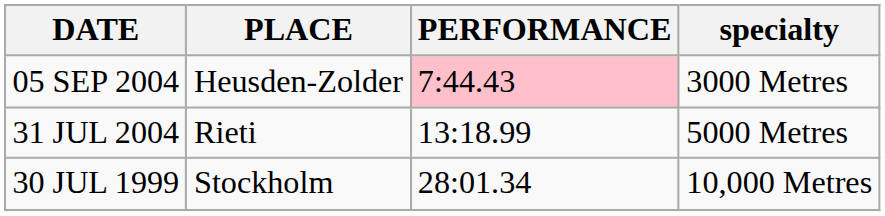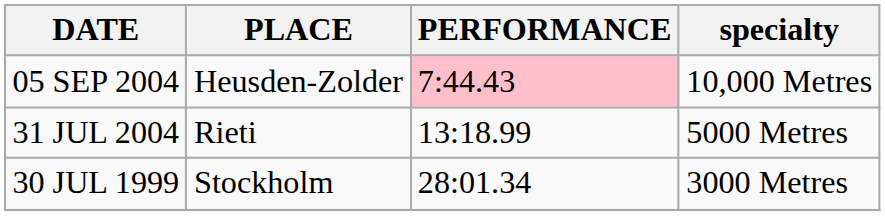(767, 81) 3000 Metres -> (779, 81) 10,000 Metres
(779, 183) 10,000 Metres -> (767, 183) 3000 Metres
